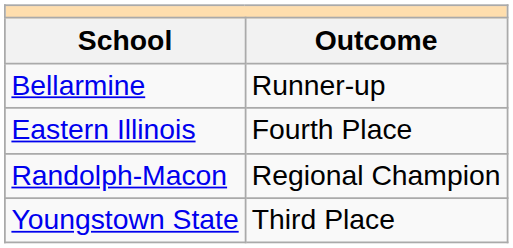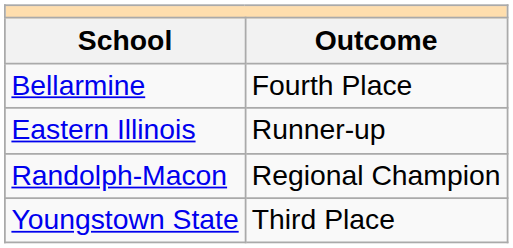(319, 85) Runner-up -> (332, 85) Fourth Place
(332, 130) Fourth Place -> (319, 130) Runner-up
